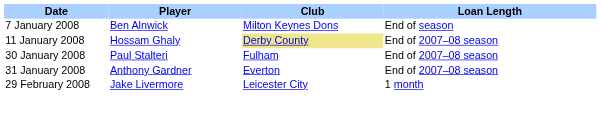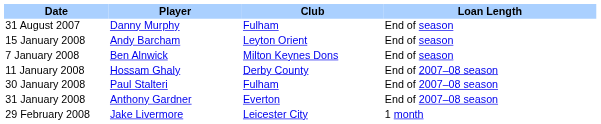+ row: (43, 26)
+ row: (45, 41)
(276, 41) khaki background -> (276, 70) no background
